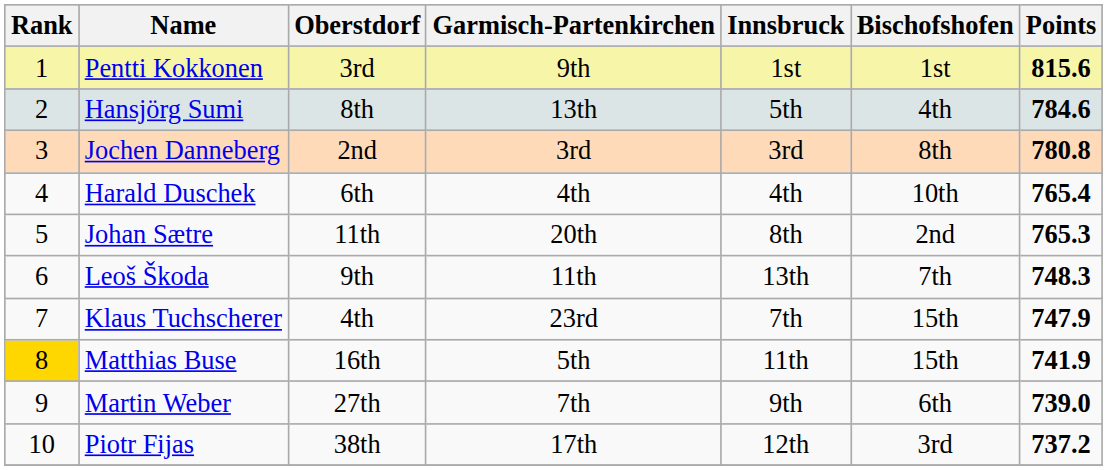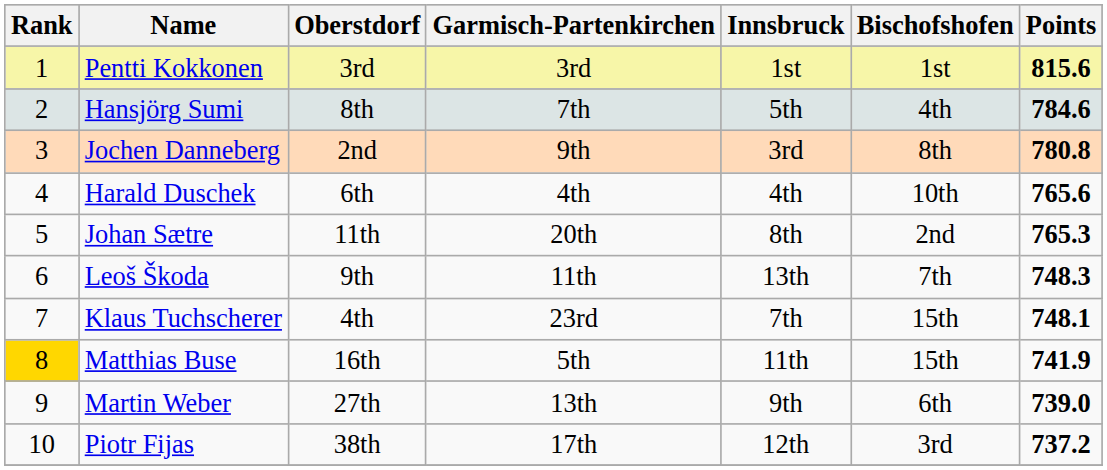(574, 67) 9th -> (574, 67) 3rd
(574, 109) 13th -> (574, 109) 7th
(574, 151) 3rd -> (574, 151) 9th
(1061, 192) 765.4 -> (1061, 192) 765.6
(1061, 318) 747.9 -> (1061, 318) 748.1
(574, 402) 7th -> (574, 402) 13th
